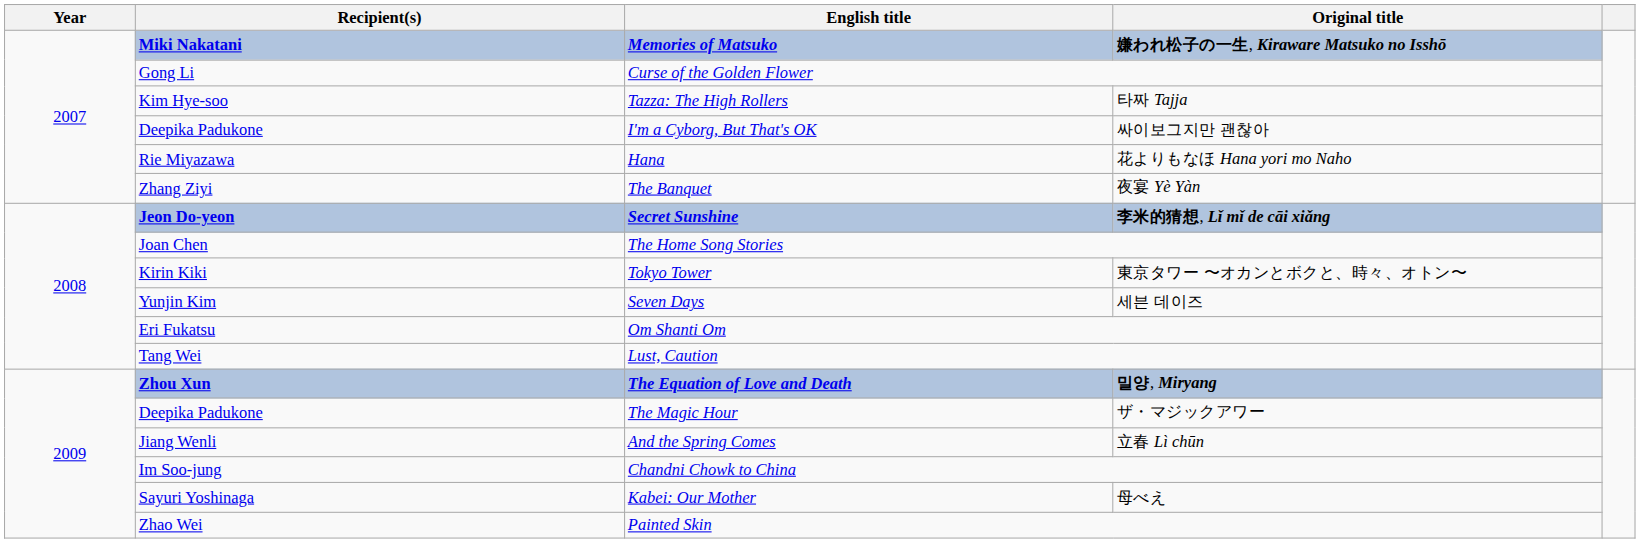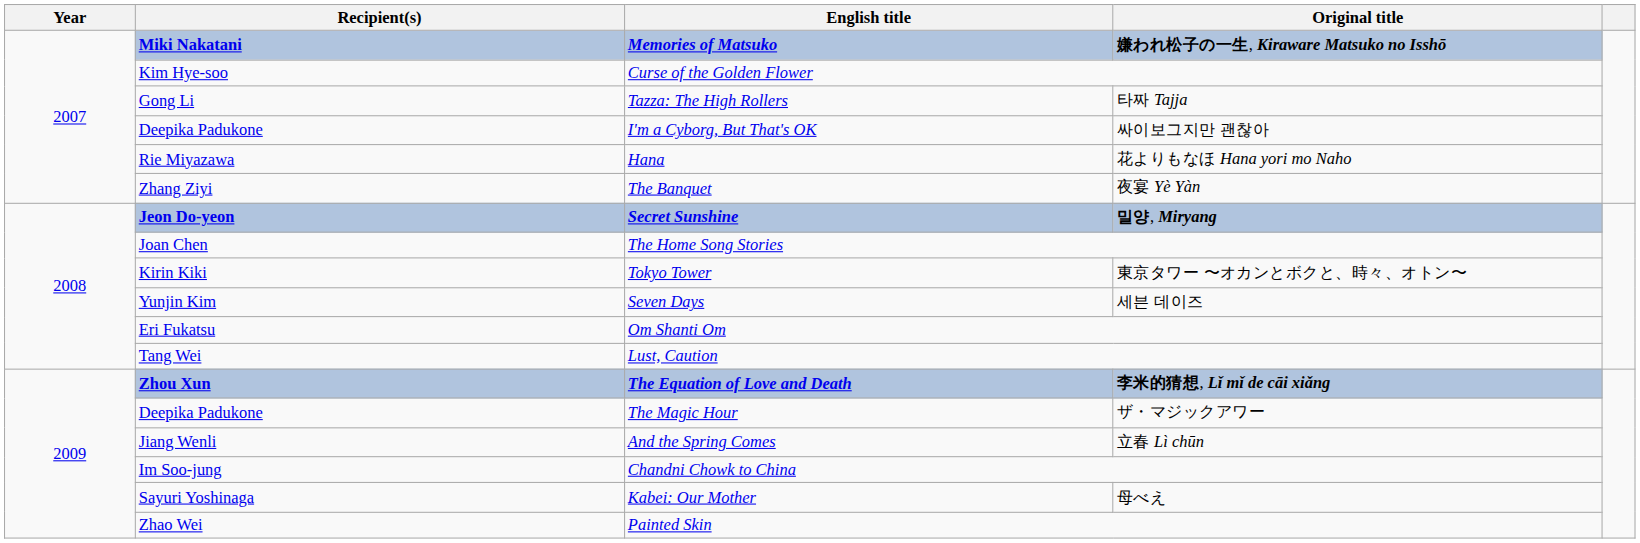(166, 72) Gong Li -> (183, 72) Kim Hye-soo
(183, 100) Kim Hye-soo -> (166, 100) Gong Li
(1224, 217) 李米的猜想, Lǐ mǐ de cāi xiǎng -> (1167, 217) 밀양, Miryang
(1167, 383) 밀양, Miryang -> (1224, 383) 李米的猜想, Lǐ mǐ de cāi xiǎng
